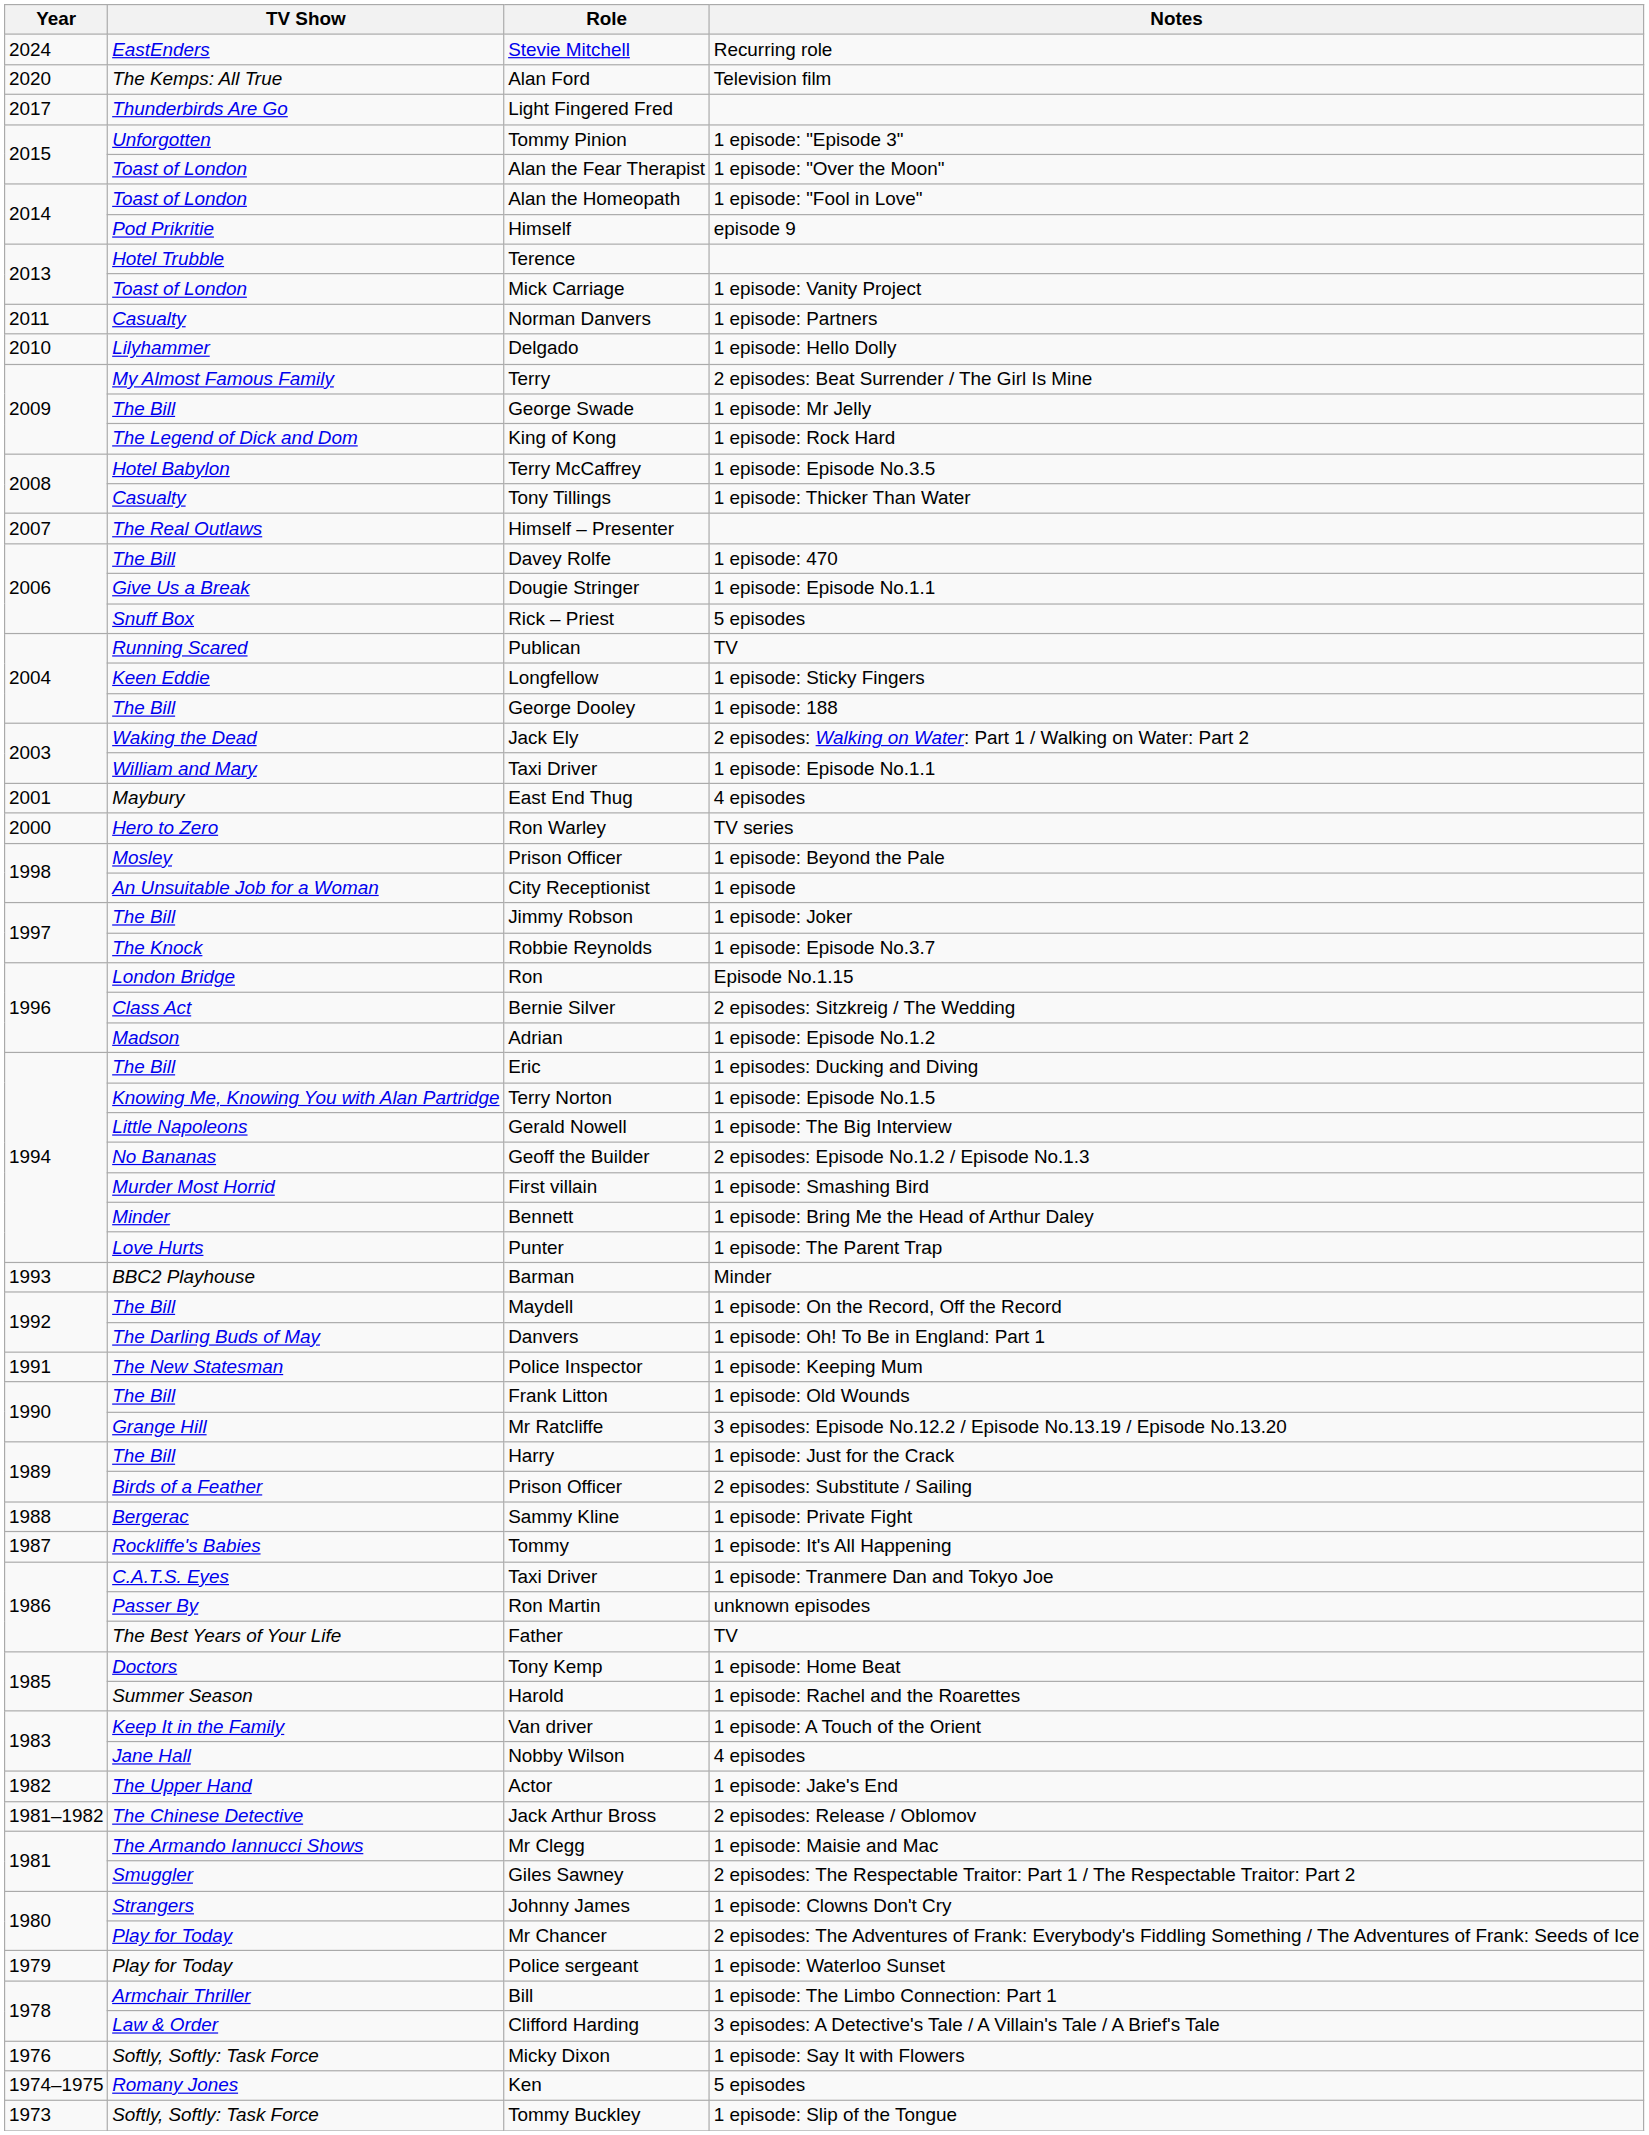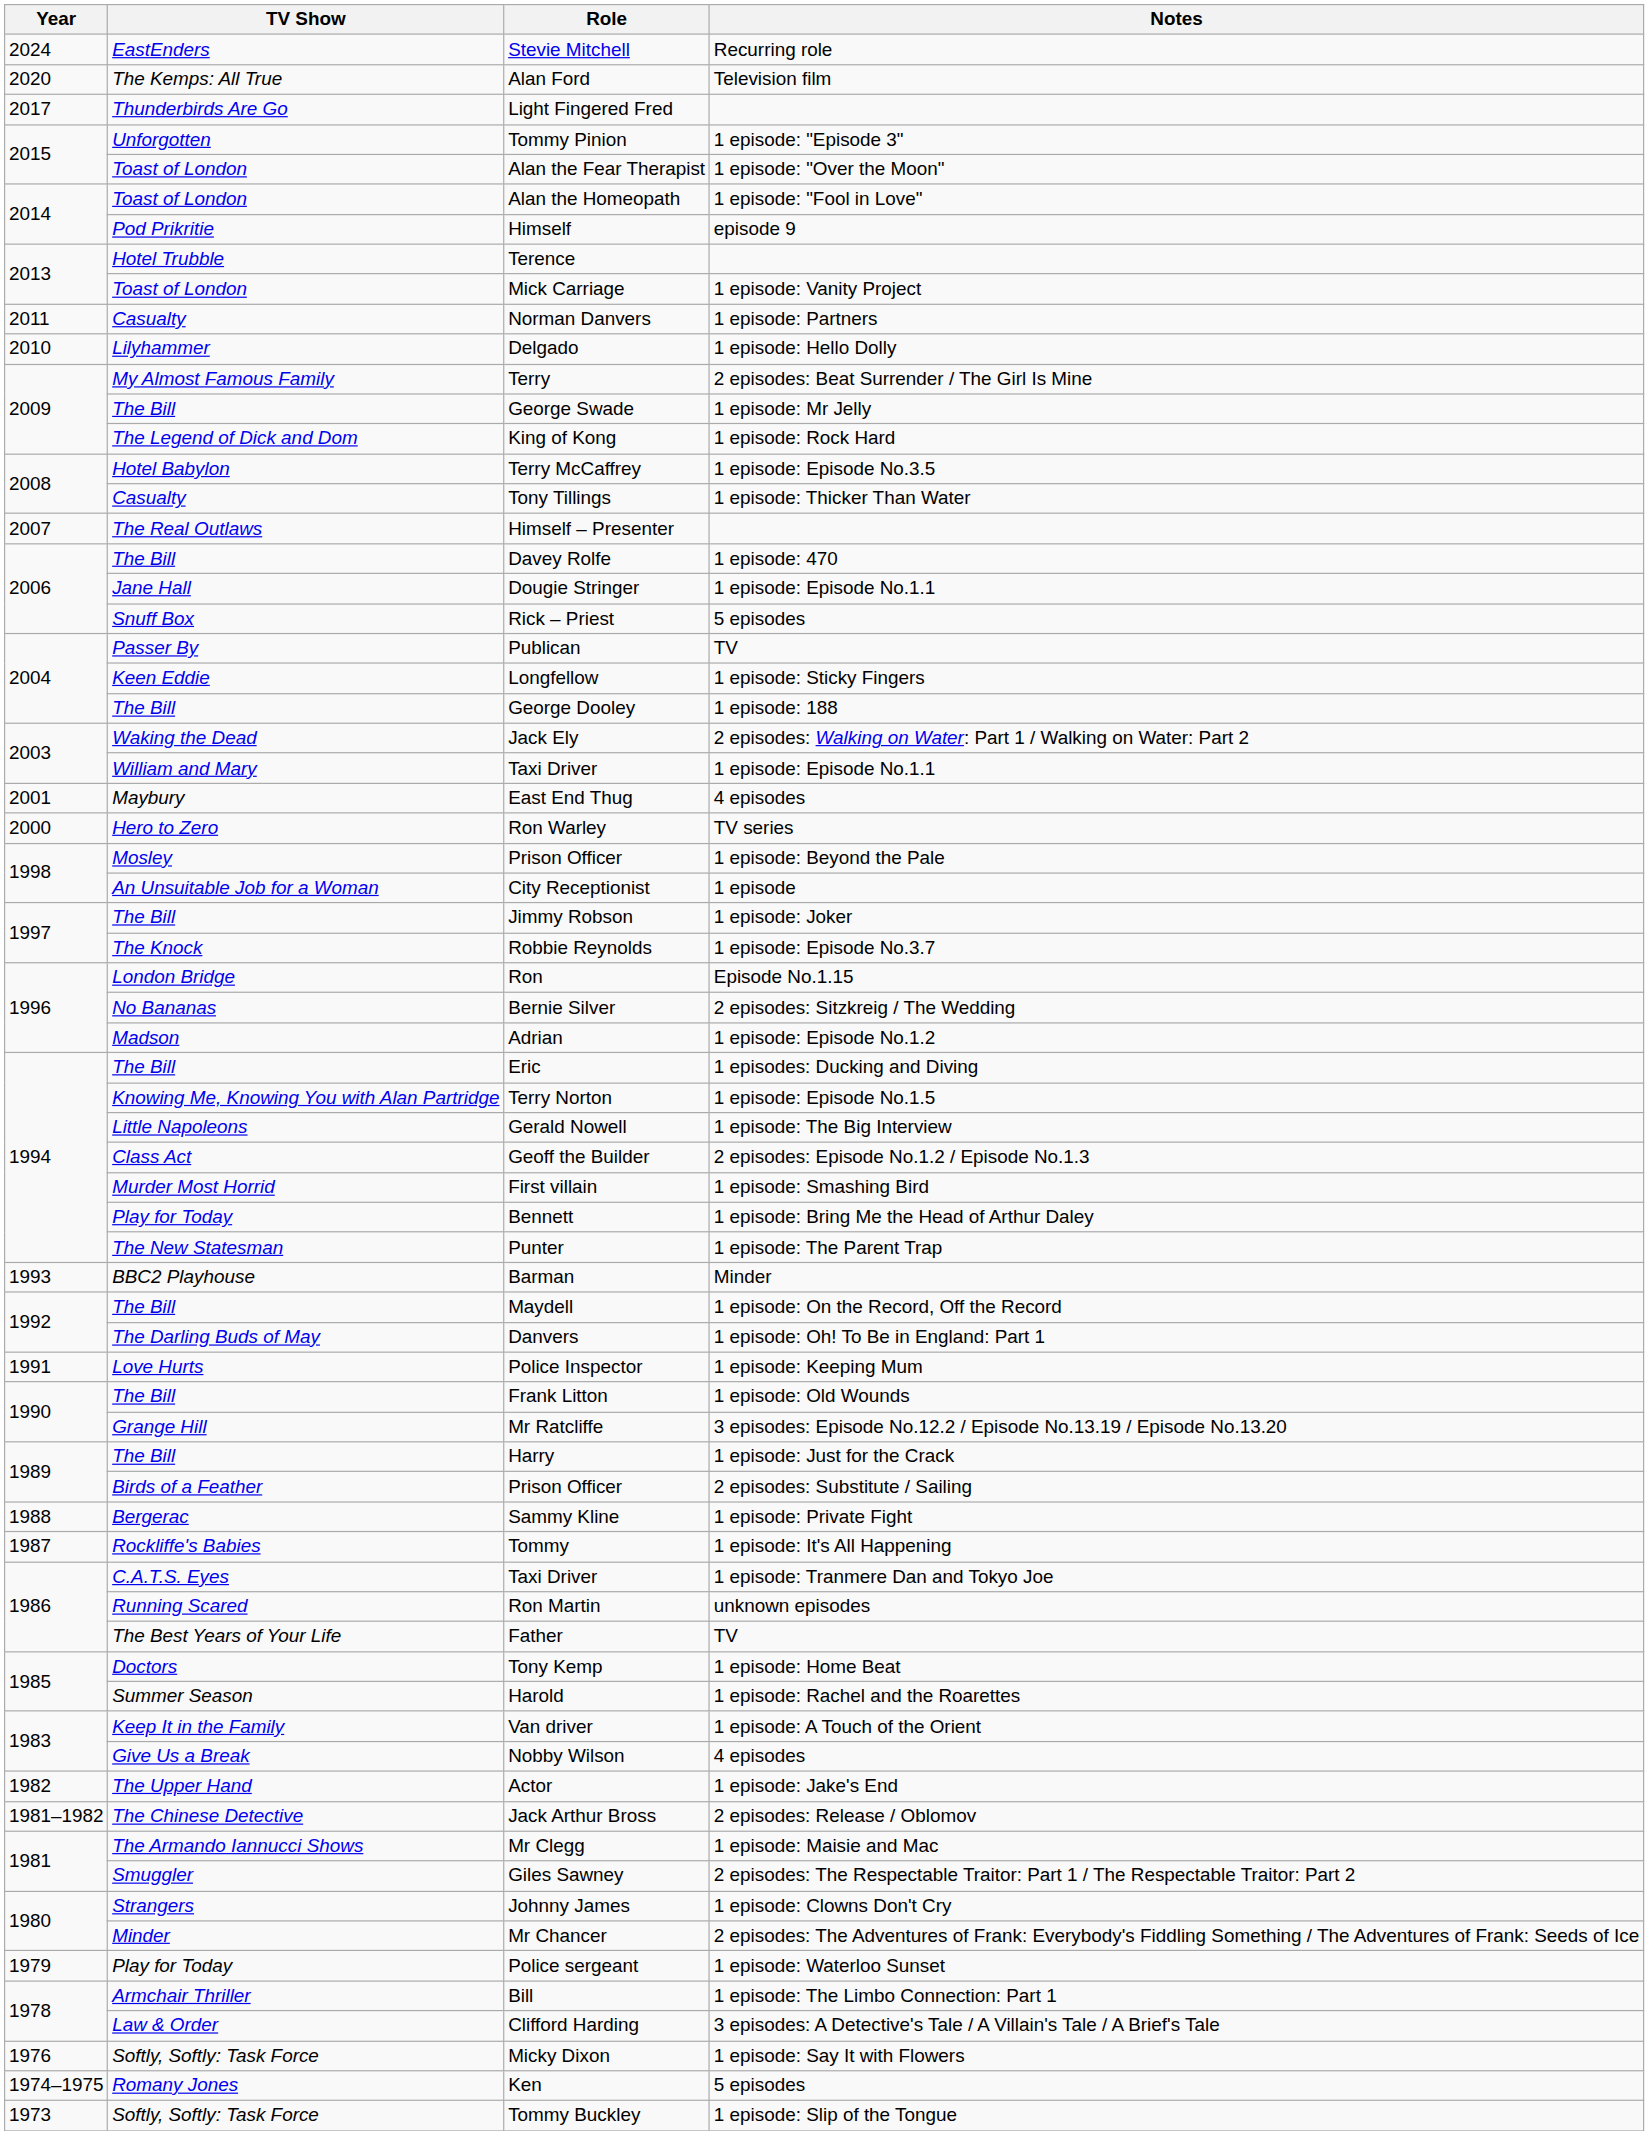(181, 588) Give Us a Break -> (152, 588) Jane Hall
(180, 648) Running Scared -> (155, 648) Passer By
(152, 1007) Class Act -> (164, 1007) No Bananas
(164, 1157) No Bananas -> (152, 1157) Class Act
(141, 1217) Minder -> (172, 1217) Play for Today
(158, 1247) Love Hurts -> (198, 1247) The New Statesman
(198, 1366) The New Statesman -> (158, 1366) Love Hurts
(155, 1606) Passer By -> (180, 1606) Running Scared
(152, 1756) Jane Hall -> (181, 1756) Give Us a Break
(172, 1935) Play for Today -> (141, 1935) Minder
